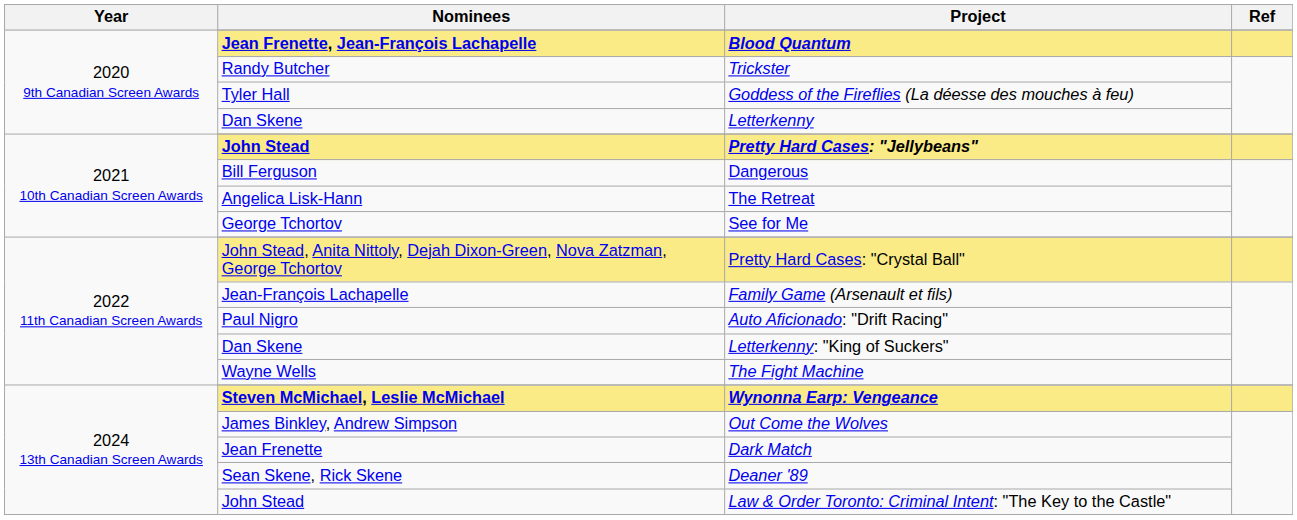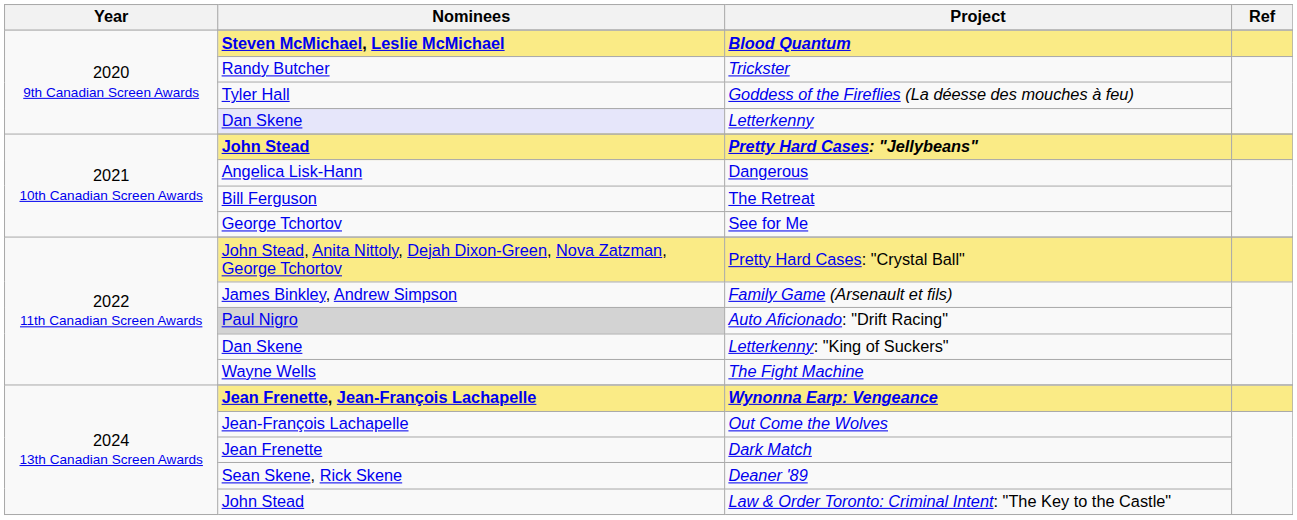(379, 43) Jean Frenette, Jean-François Lachapelle -> (363, 43) Steven McMichael, Leslie McMichael
(262, 120) no background -> (262, 120) lavender background
(269, 172) Bill Ferguson -> (292, 172) Angelica Lisk-Hann
(292, 198) Angelica Lisk-Hann -> (269, 198) Bill Ferguson
(315, 294) Jean-François Lachapelle -> (339, 294) James Binkley, Andrew Simpson
(260, 320) no background -> (260, 320) lightgrey background
(363, 398) Steven McMichael, Leslie McMichael -> (379, 398) Jean Frenette, Jean-François Lachapelle
(339, 424) James Binkley, Andrew Simpson -> (315, 424) Jean-François Lachapelle
